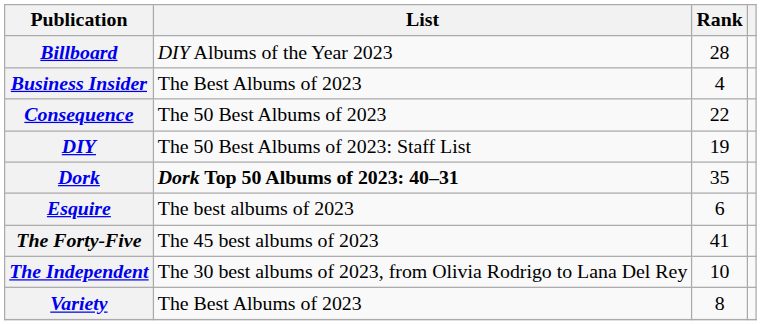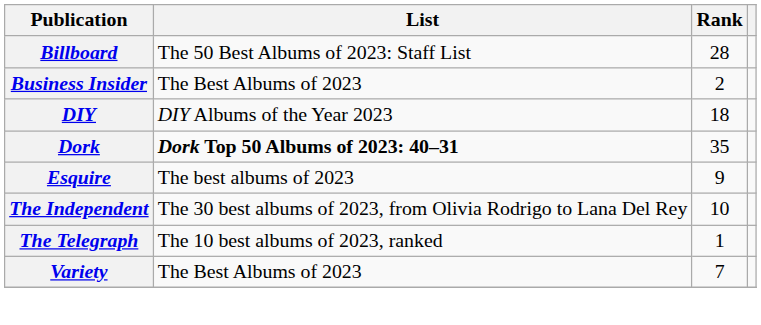(275, 51) DIY Albums of the Year 2023 -> (314, 51) The 50 Best Albums of 2023: Staff List
(720, 83) 4 -> (720, 83) 2
- row: (79, 114)
(314, 146) The 50 Best Albums of 2023: Staff List -> (275, 114) DIY Albums of the Year 2023
(720, 146) 19 -> (720, 114) 18
(720, 209) 6 -> (720, 177) 9
- row: (79, 240)
+ row: (79, 240)
(720, 303) 8 -> (720, 271) 7
